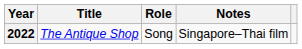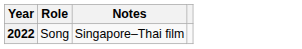- column: (89, 14)
